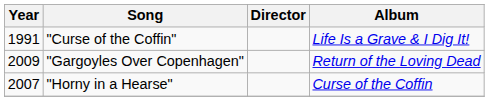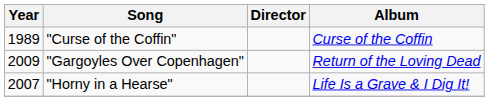(24, 38) 1991 -> (24, 38) 1989
(391, 38) Life Is a Grave & I Dig It! -> (373, 38) Curse of the Coffin
(373, 84) Curse of the Coffin -> (391, 84) Life Is a Grave & I Dig It!
